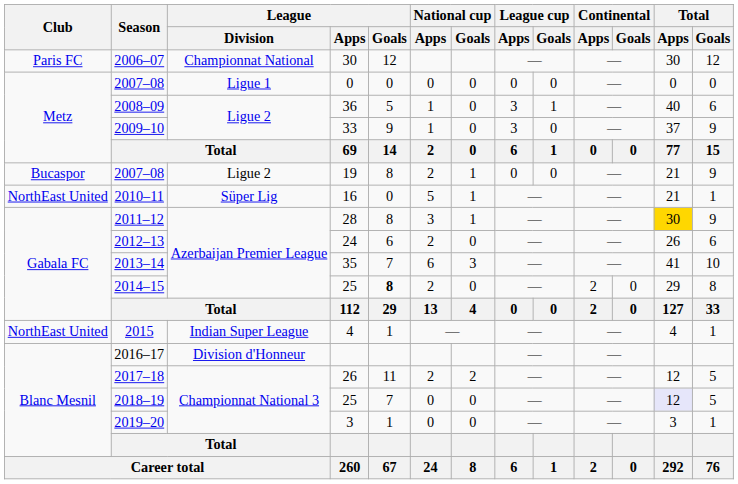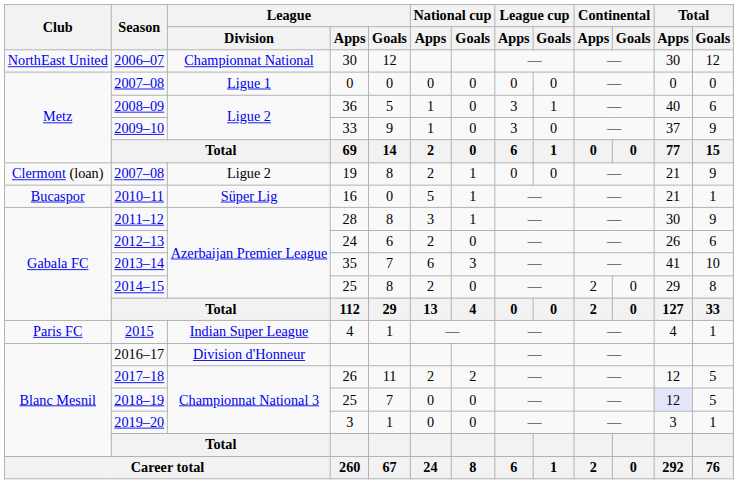(58, 60) Paris FC -> (58, 60) NorthEast United
(58, 173) Bucaspor -> (58, 173) Clermont (loan)
(58, 196) NorthEast United -> (58, 196) Bucaspor
(673, 219) gold background -> (673, 219) no background
(390, 286) bold -> (390, 286) normal
(58, 331) NorthEast United -> (58, 331) Paris FC
